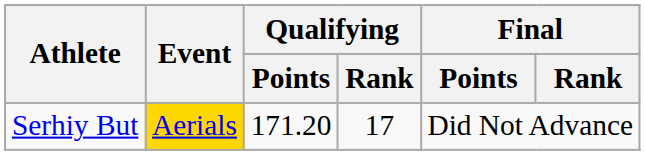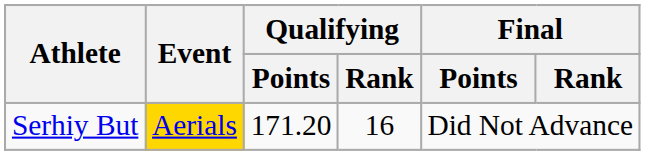(379, 126) 17 -> (379, 126) 16
